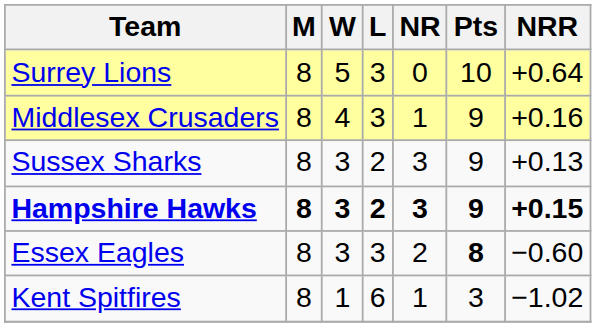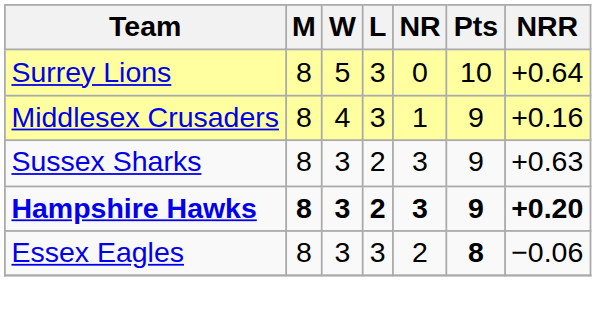(547, 162) +0.13 -> (547, 162) +0.63
(547, 207) +0.15 -> (547, 207) +0.20
(547, 252) −0.60 -> (547, 252) −0.06
- row: (96, 298)
